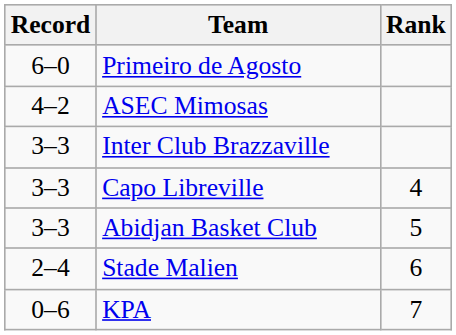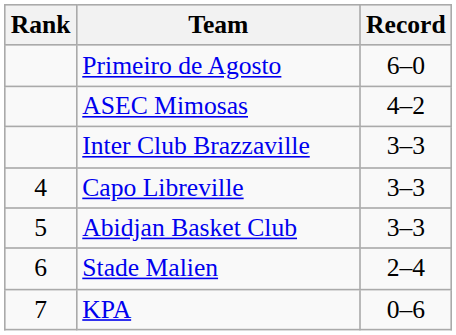columns swapped: (416, 24) <-> (51, 24)
